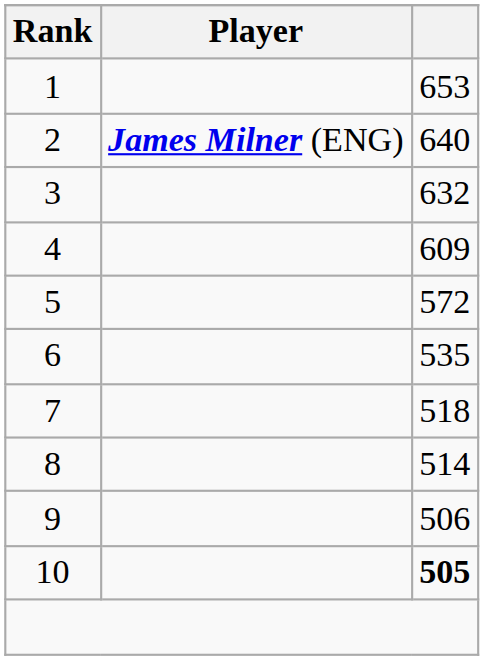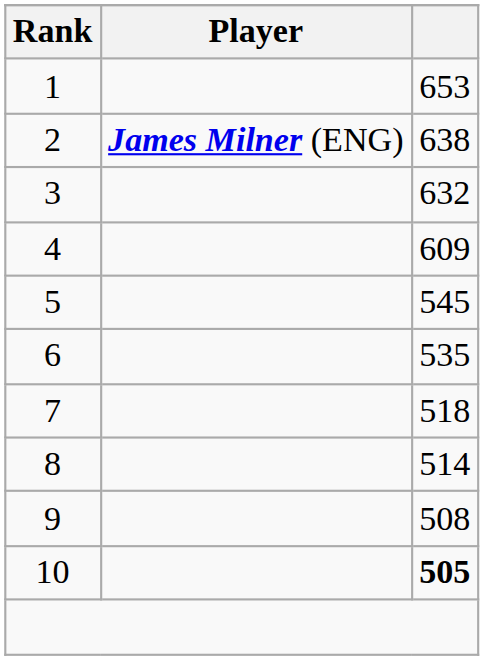(445, 139) 640 -> (445, 139) 638
(445, 301) 572 -> (445, 301) 545
(445, 518) 506 -> (445, 518) 508
